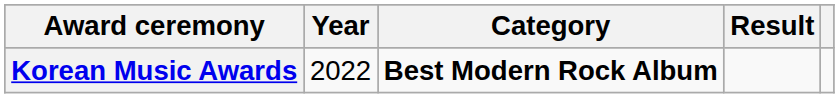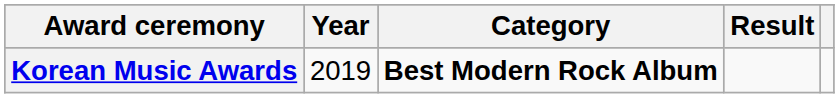(341, 69) 2022 -> (341, 69) 2019
